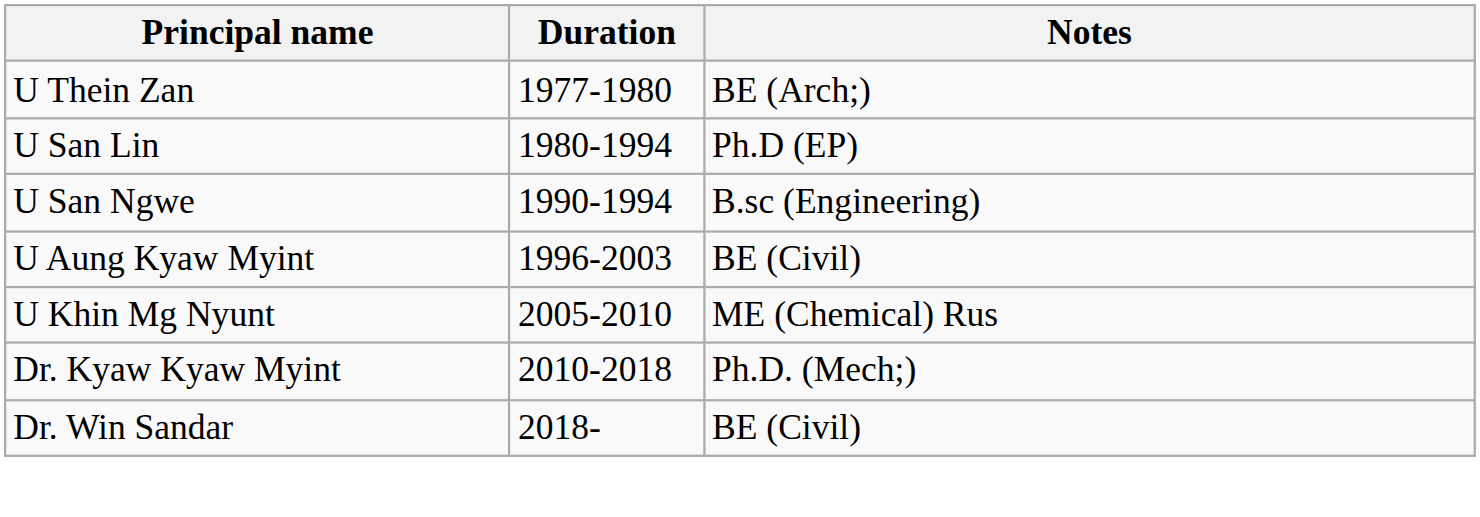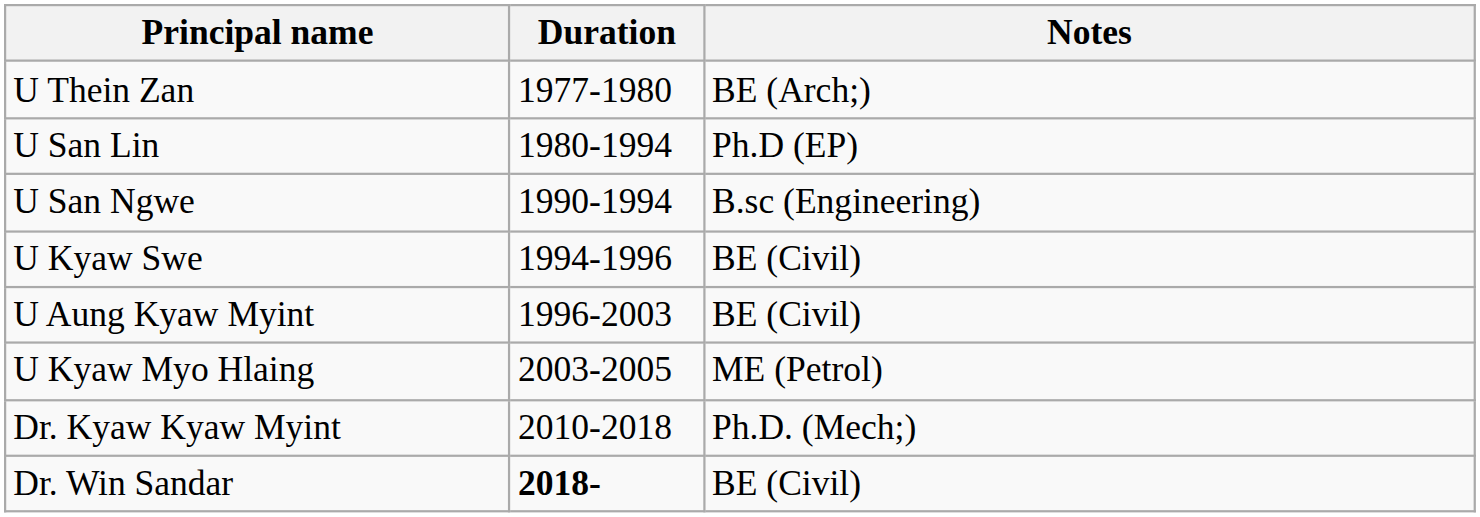+ row: (108, 257)
+ row: (164, 370)
- row: (144, 314)
(560, 426) normal -> (560, 483) bold
